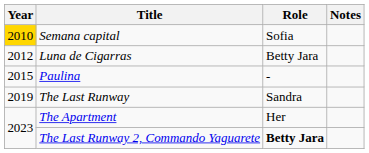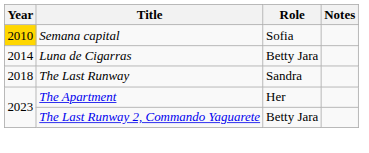(20, 55) 2012 -> (20, 55) 2014
- row: (60, 76)
(20, 96) 2019 -> (20, 76) 2018
(295, 138) bold -> (292, 117) normal
